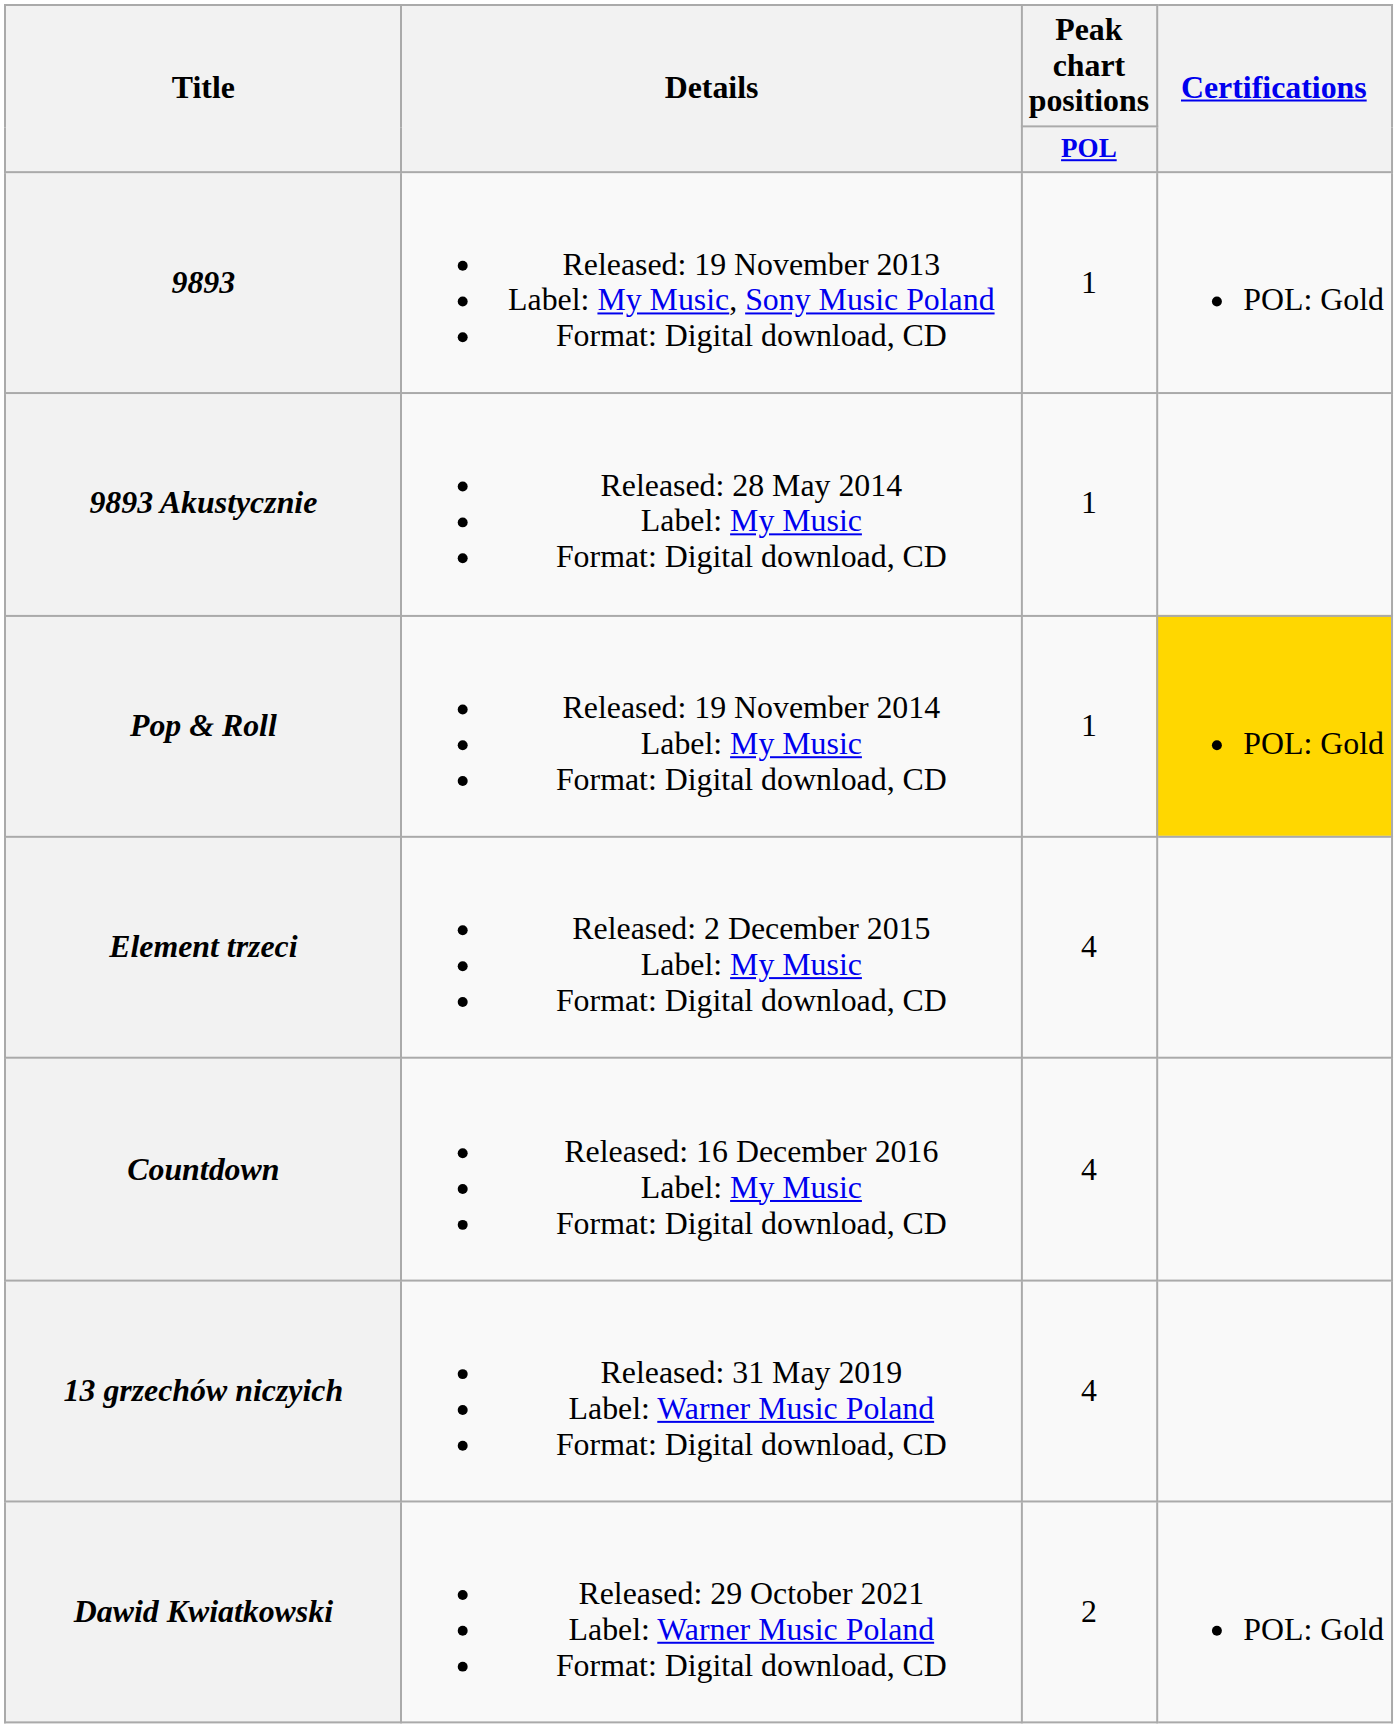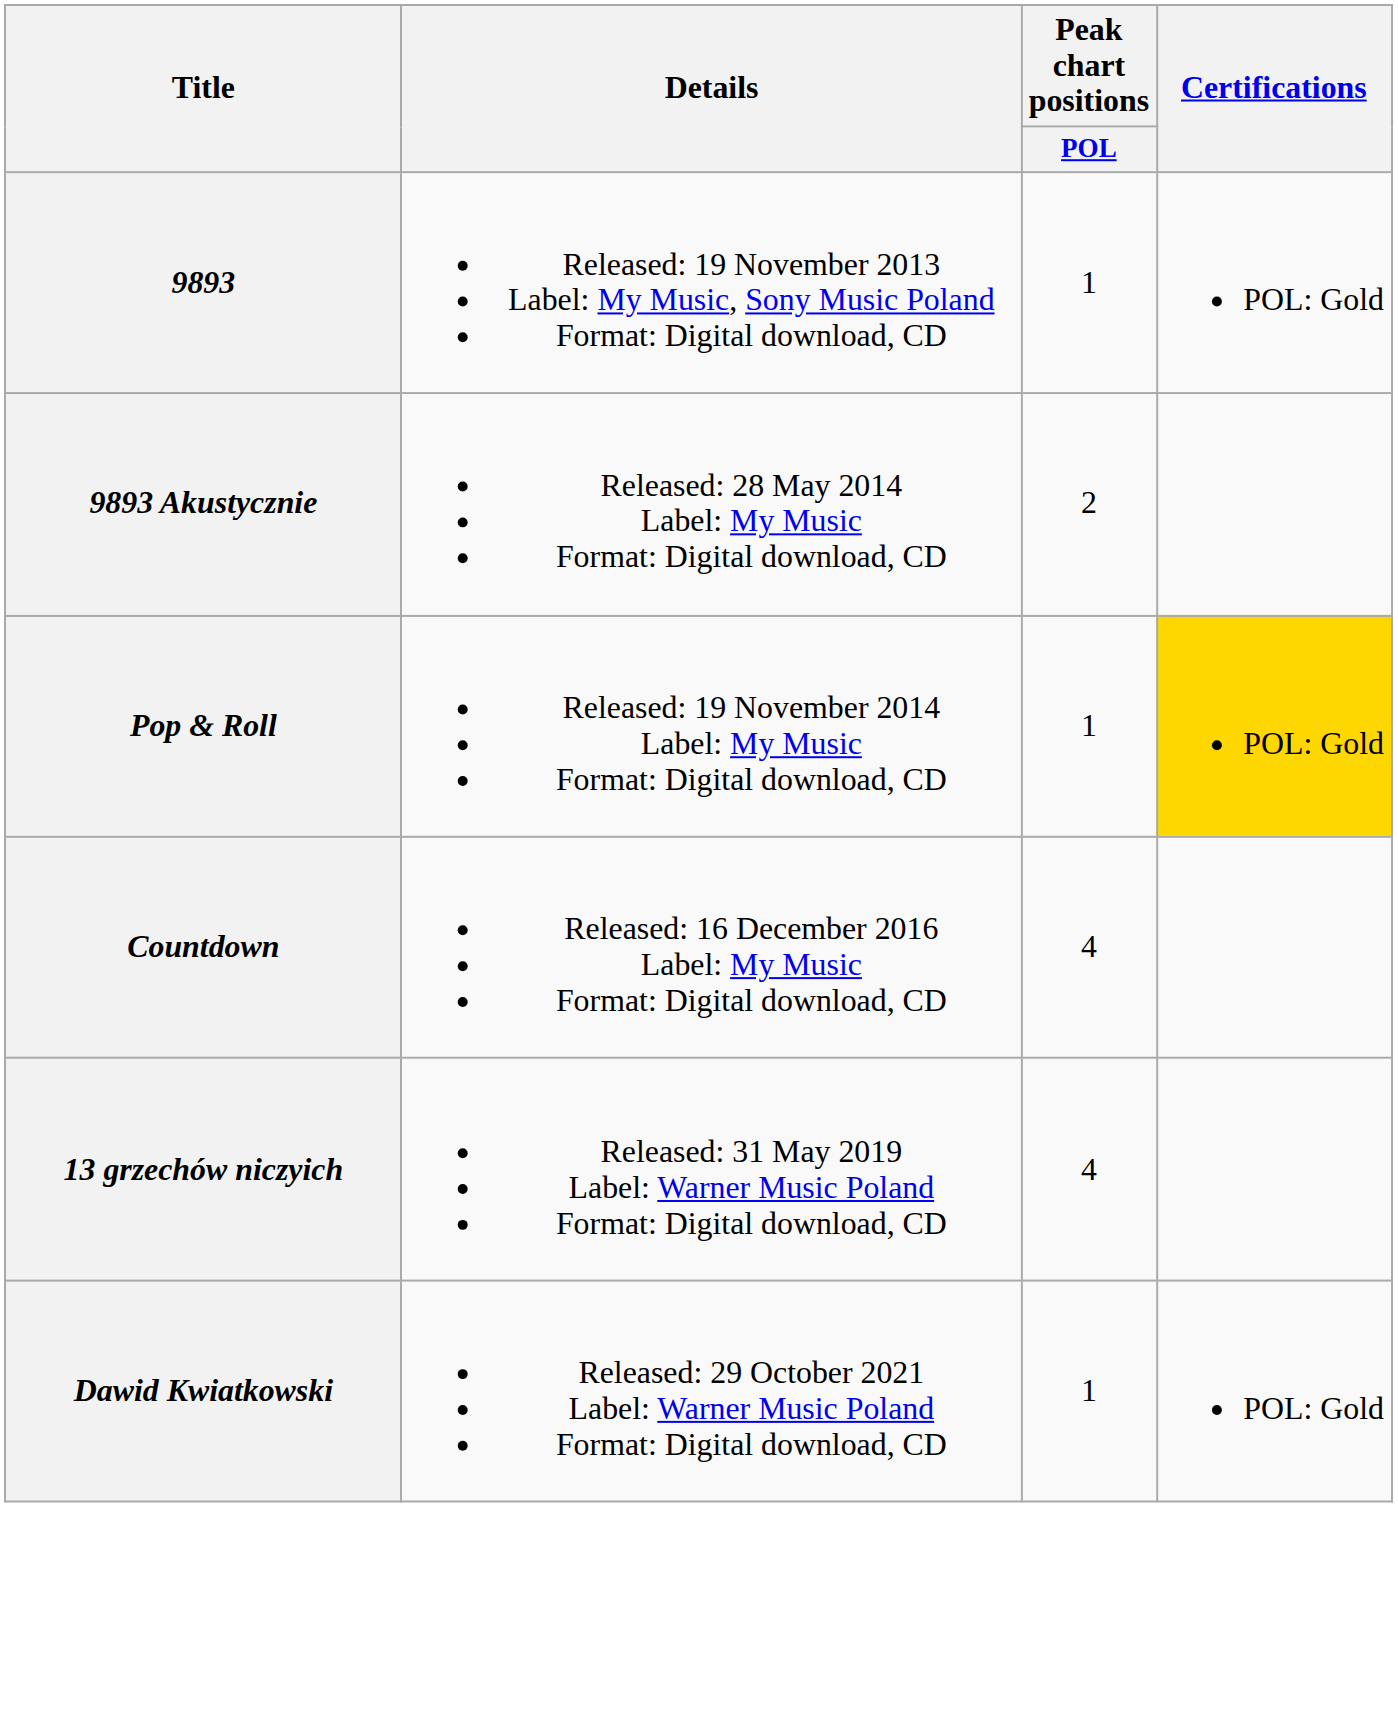(1089, 503) 1 -> (1089, 503) 2
- row: (203, 947)
(1089, 1611) 2 -> (1089, 1390) 1
